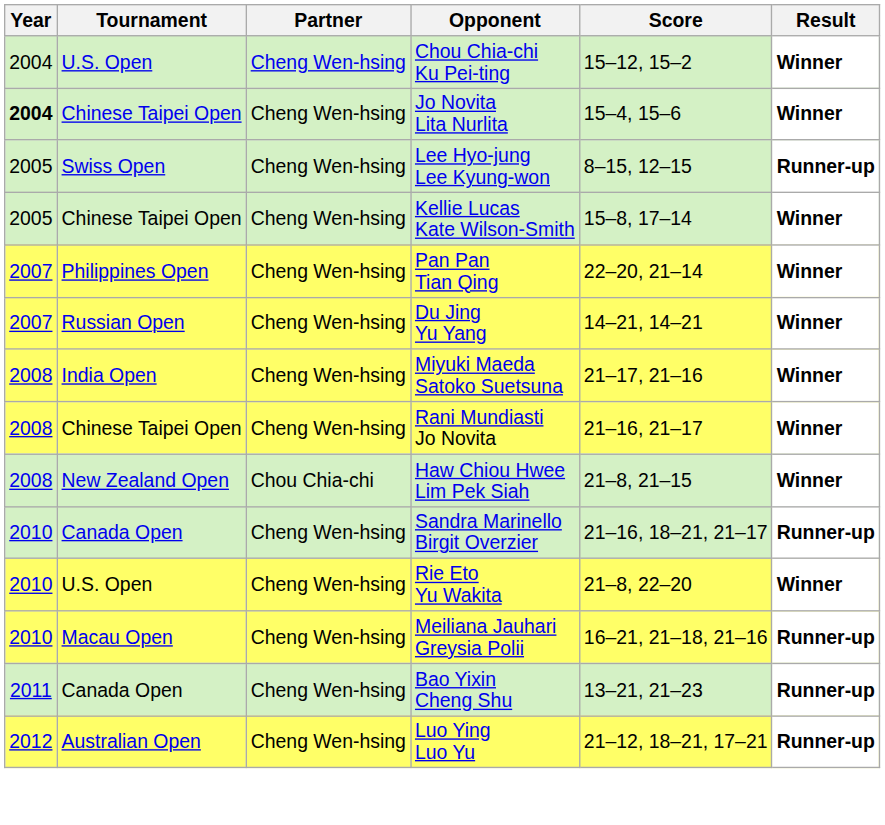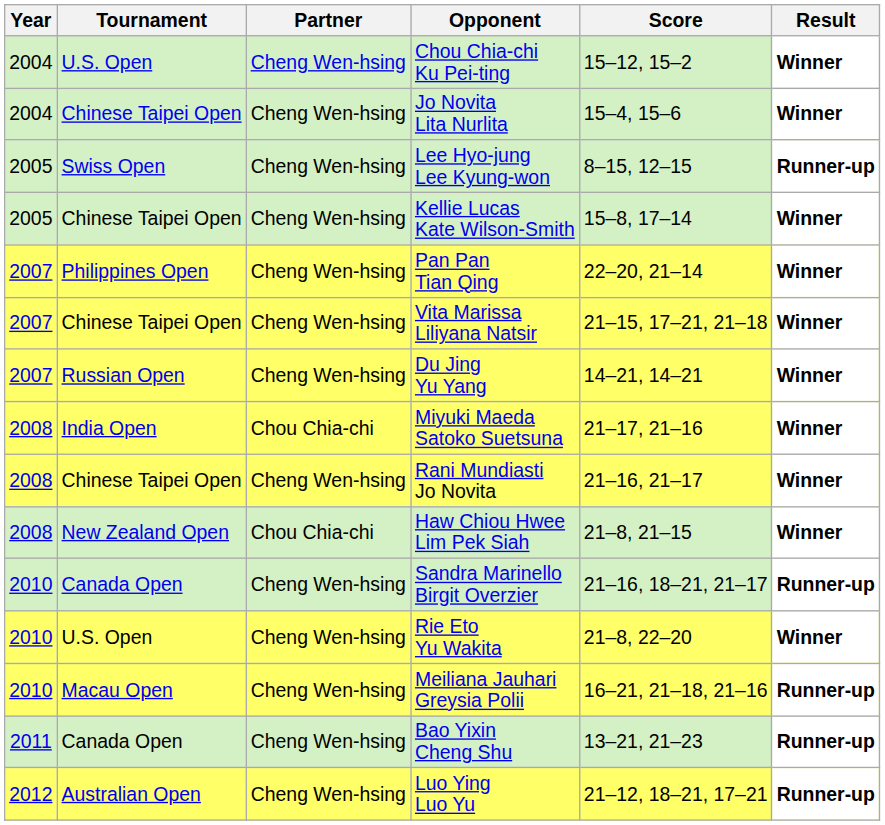(31, 114) bold -> (31, 114) normal
+ row: (476, 323)
(328, 376) Cheng Wen-hsing -> (312, 428) Chou Chia-chi
